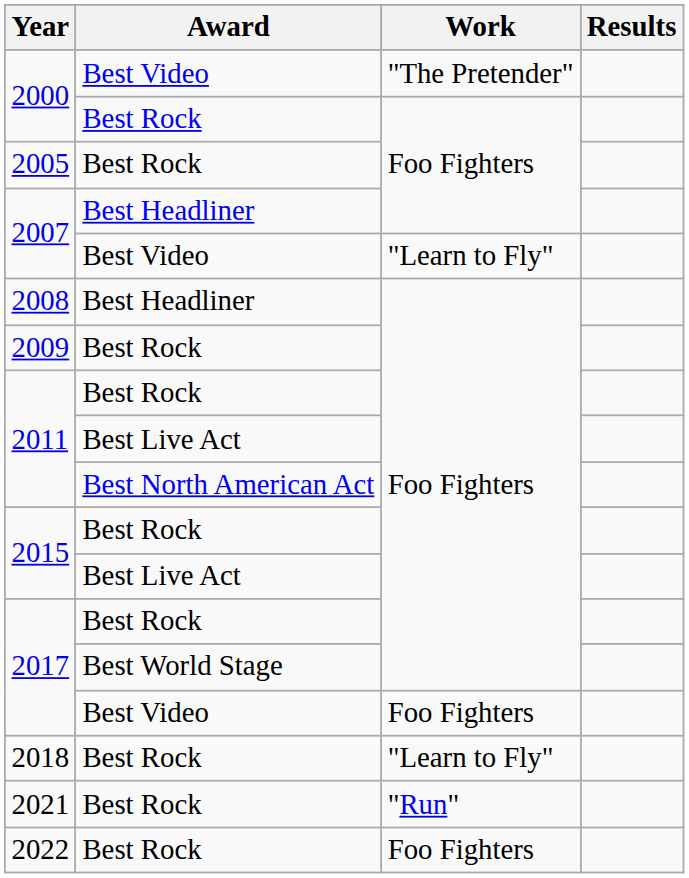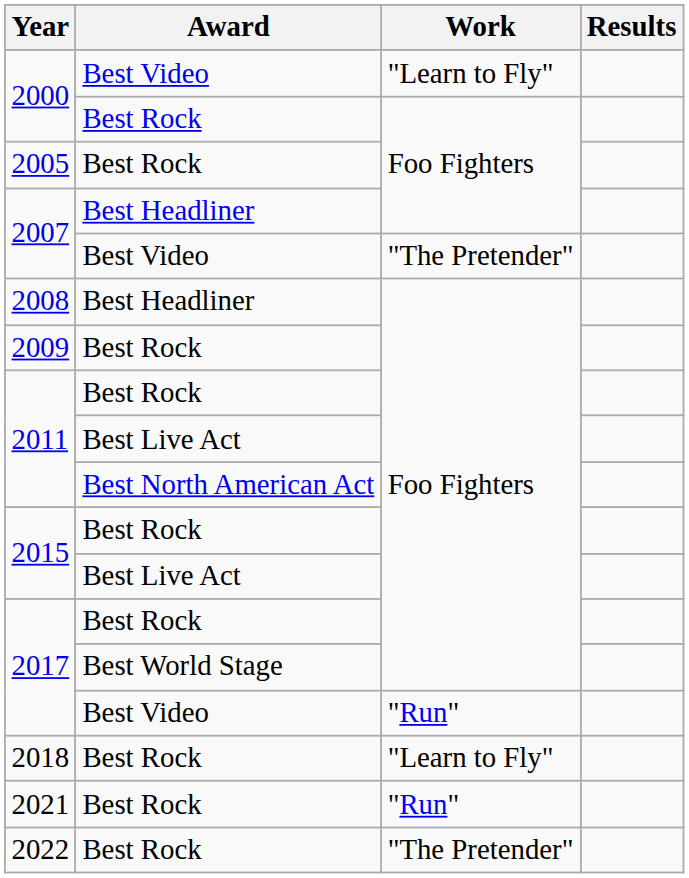(481, 73) "The Pretender" -> (471, 73) "Learn to Fly"
(471, 255) "Learn to Fly" -> (481, 255) "The Pretender"
(461, 712) Foo Fighters -> (423, 712) "Run"
(461, 849) Foo Fighters -> (481, 849) "The Pretender"
